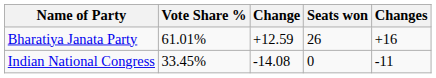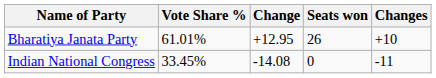(273, 38) +12.59 -> (273, 38) +12.95
(386, 38) +16 -> (386, 38) +10
